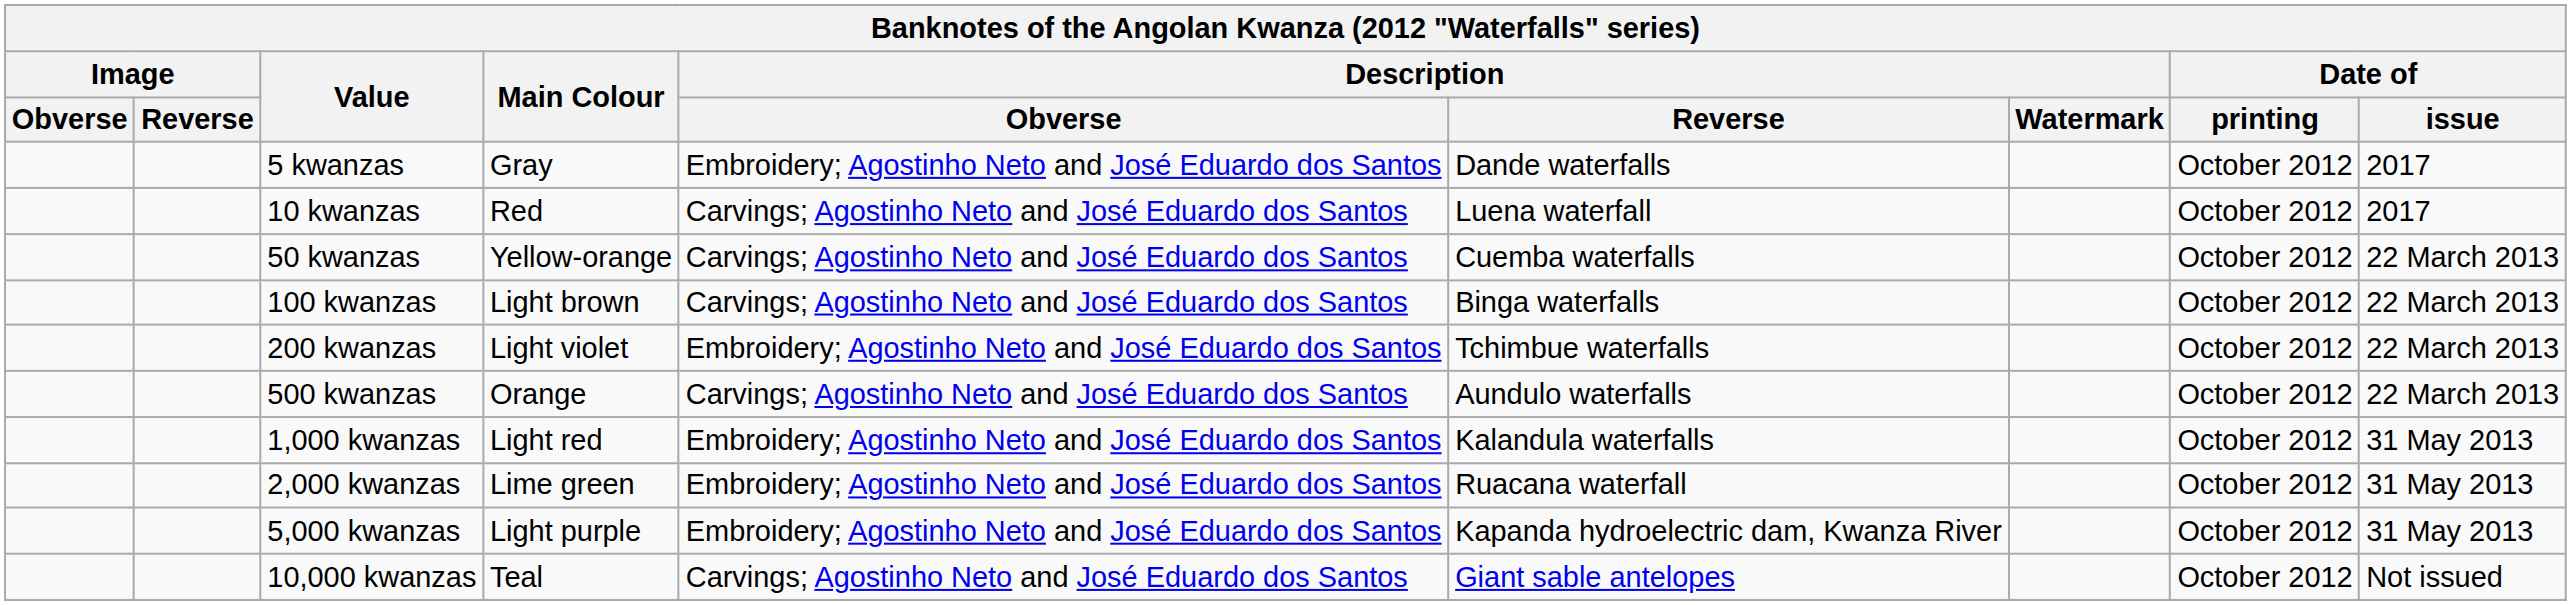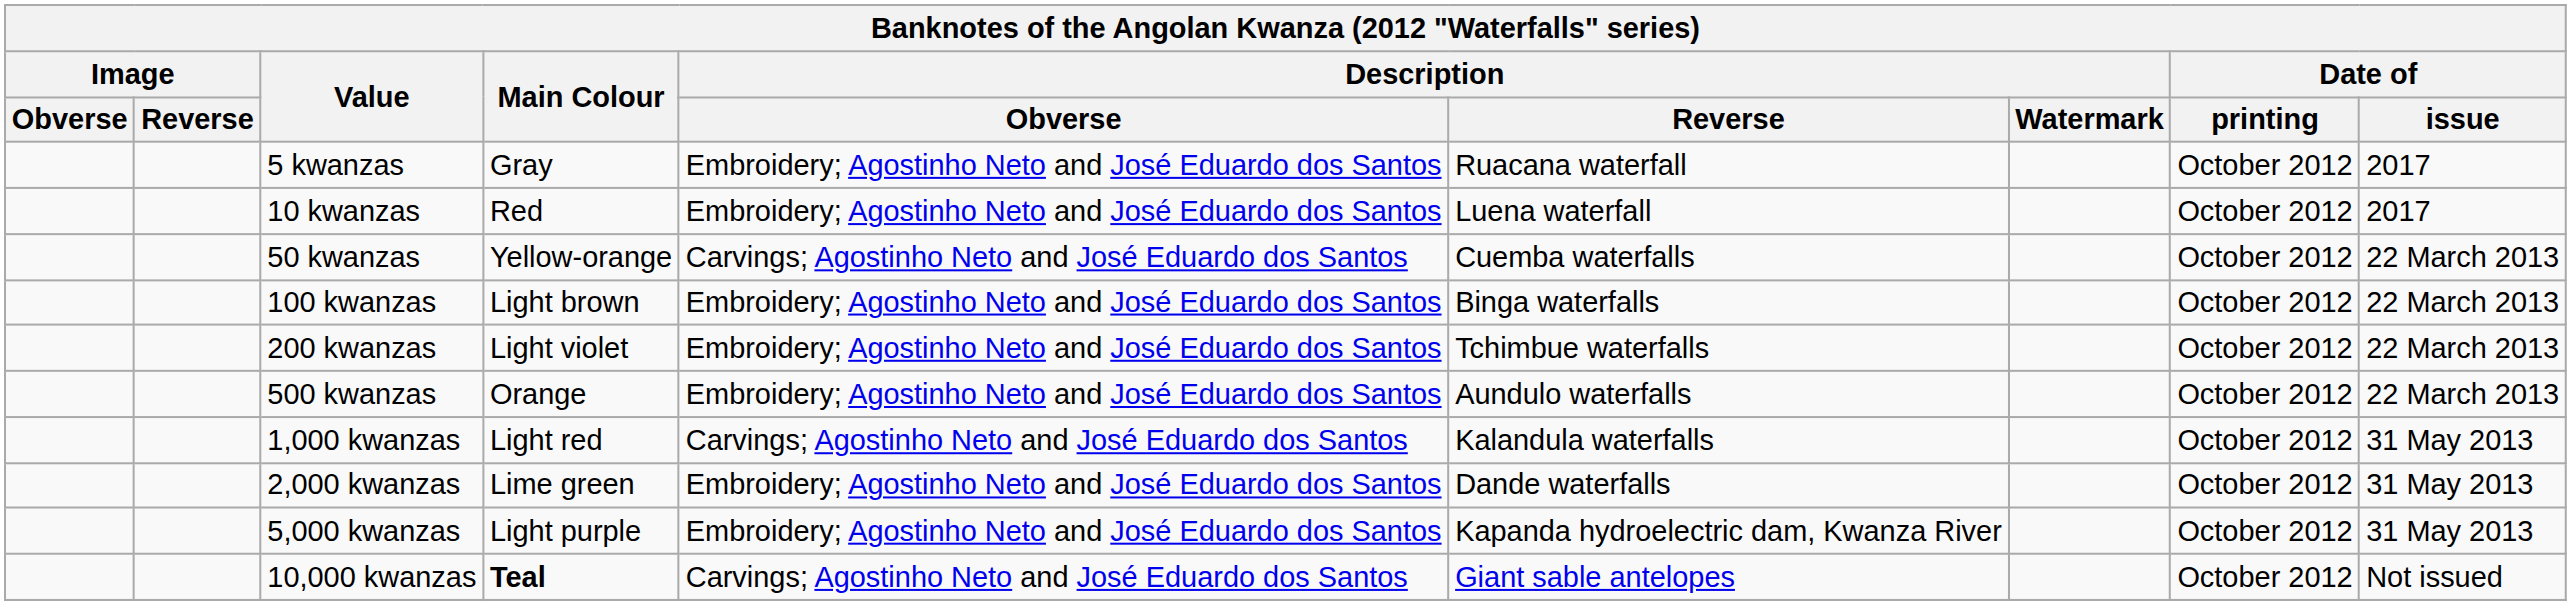(1563, 165) Dande waterfalls -> (1571, 165) Ruacana waterfall
(1047, 211) Carvings; Agostinho Neto and José Eduardo dos Santos -> (1064, 211) Embroidery; Agostinho Neto and José Eduardo dos Santos
(1047, 303) Carvings; Agostinho Neto and José Eduardo dos Santos -> (1064, 303) Embroidery; Agostinho Neto and José Eduardo dos Santos
(1047, 394) Carvings; Agostinho Neto and José Eduardo dos Santos -> (1064, 394) Embroidery; Agostinho Neto and José Eduardo dos Santos
(1064, 440) Embroidery; Agostinho Neto and José Eduardo dos Santos -> (1047, 440) Carvings; Agostinho Neto and José Eduardo dos Santos
(1571, 486) Ruacana waterfall -> (1563, 486) Dande waterfalls
(516, 577) normal -> (518, 577) bold
